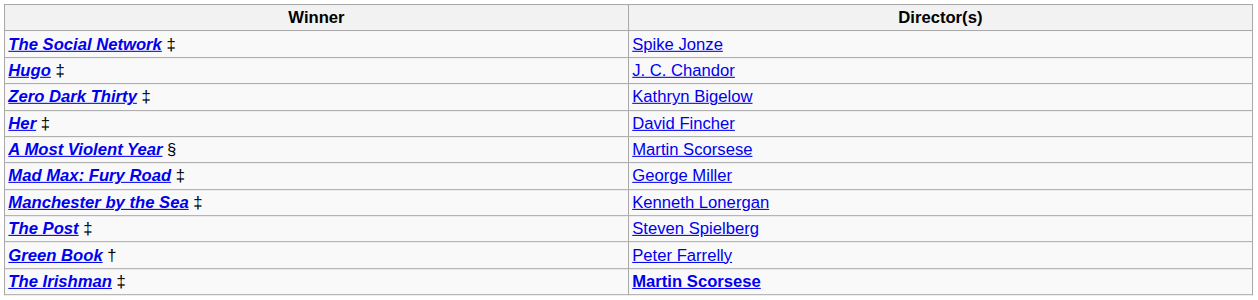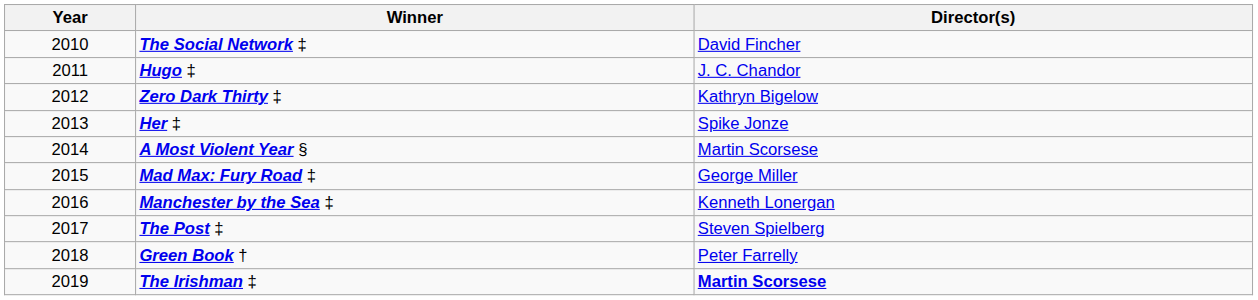+ column: (70, 17)
(678, 44) Spike Jonze -> (749, 44) David Fincher
(684, 123) David Fincher -> (743, 123) Spike Jonze
